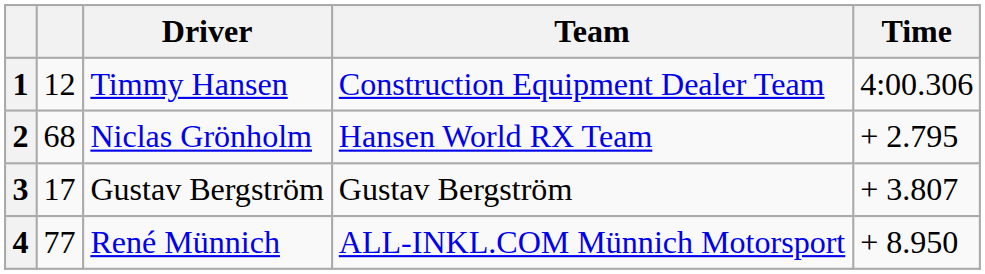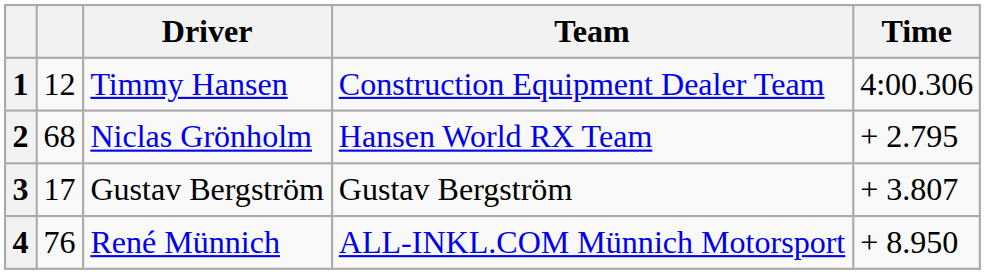(59, 242) 77 -> (59, 242) 76
